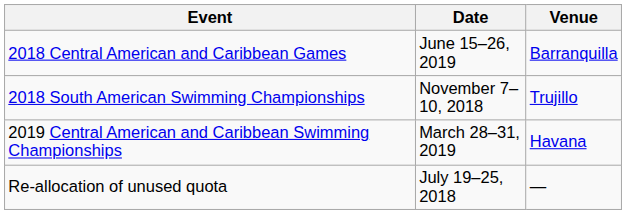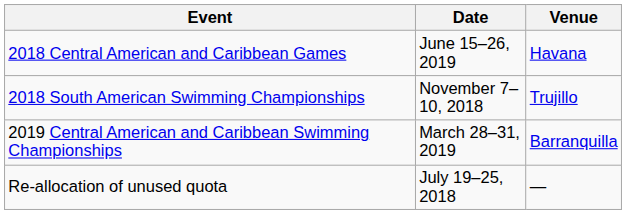(574, 52) Barranquilla -> (558, 52) Havana
(558, 142) Havana -> (574, 142) Barranquilla
